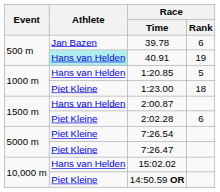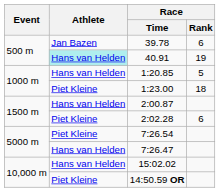(74, 150) Piet Kleine -> (88, 150) Hans van Helden
